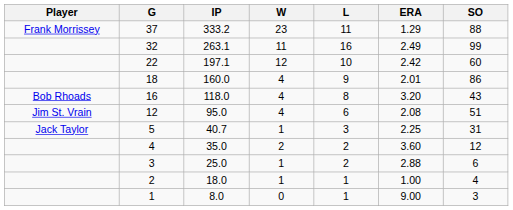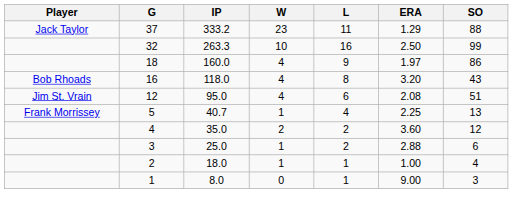(62, 29) Frank Morrissey -> (62, 29) Jack Taylor
(217, 46) 263.1 -> (217, 46) 263.3
(281, 46) 11 -> (281, 46) 10
(411, 46) 2.49 -> (411, 46) 2.50
- row: (152, 63)
(411, 79) 2.01 -> (411, 63) 1.97
(62, 130) Jack Taylor -> (62, 113) Frank Morrissey
(346, 130) 3 -> (346, 113) 4
(475, 130) 31 -> (475, 113) 13
